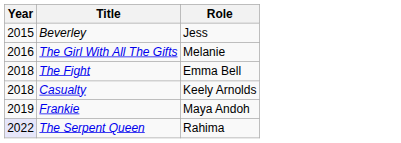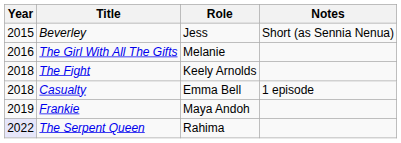+ column: (328, 14)
(212, 71) Emma Bell -> (220, 71) Keely Arnolds
(220, 90) Keely Arnolds -> (212, 90) Emma Bell
